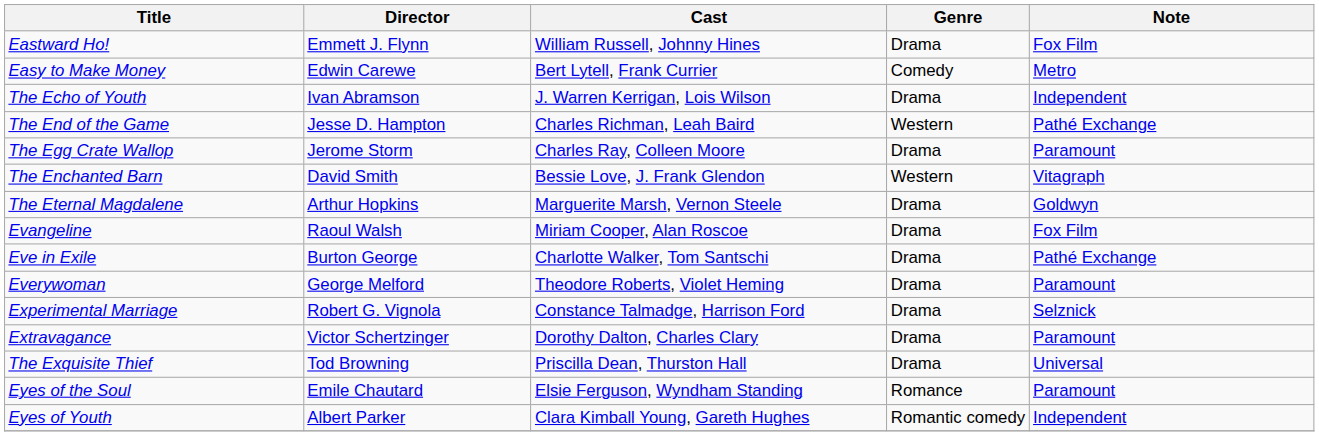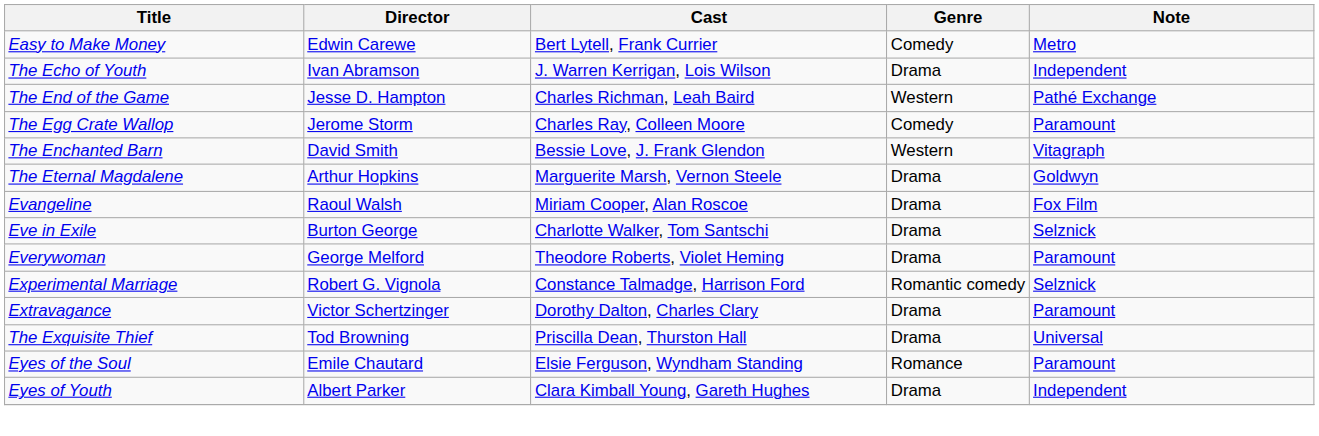- row: (59, 44)
(916, 151) Drama -> (922, 124) Comedy
(1095, 257) Pathé Exchange -> (1064, 230) Selznick
(916, 310) Drama -> (958, 284) Romantic comedy
(958, 417) Romantic comedy -> (916, 390) Drama
